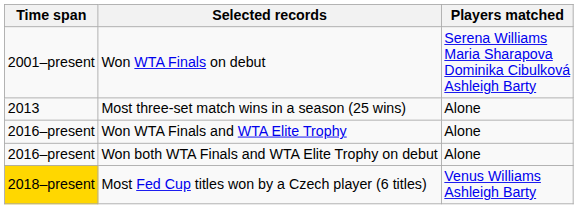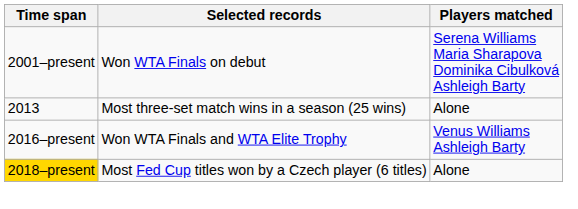(463, 131) Alone -> (482, 139) Venus Williams Ashleigh Barty
- row: (270, 154)
(493, 184) Venus Williams Ashleigh Barty -> (451, 170) Alone
